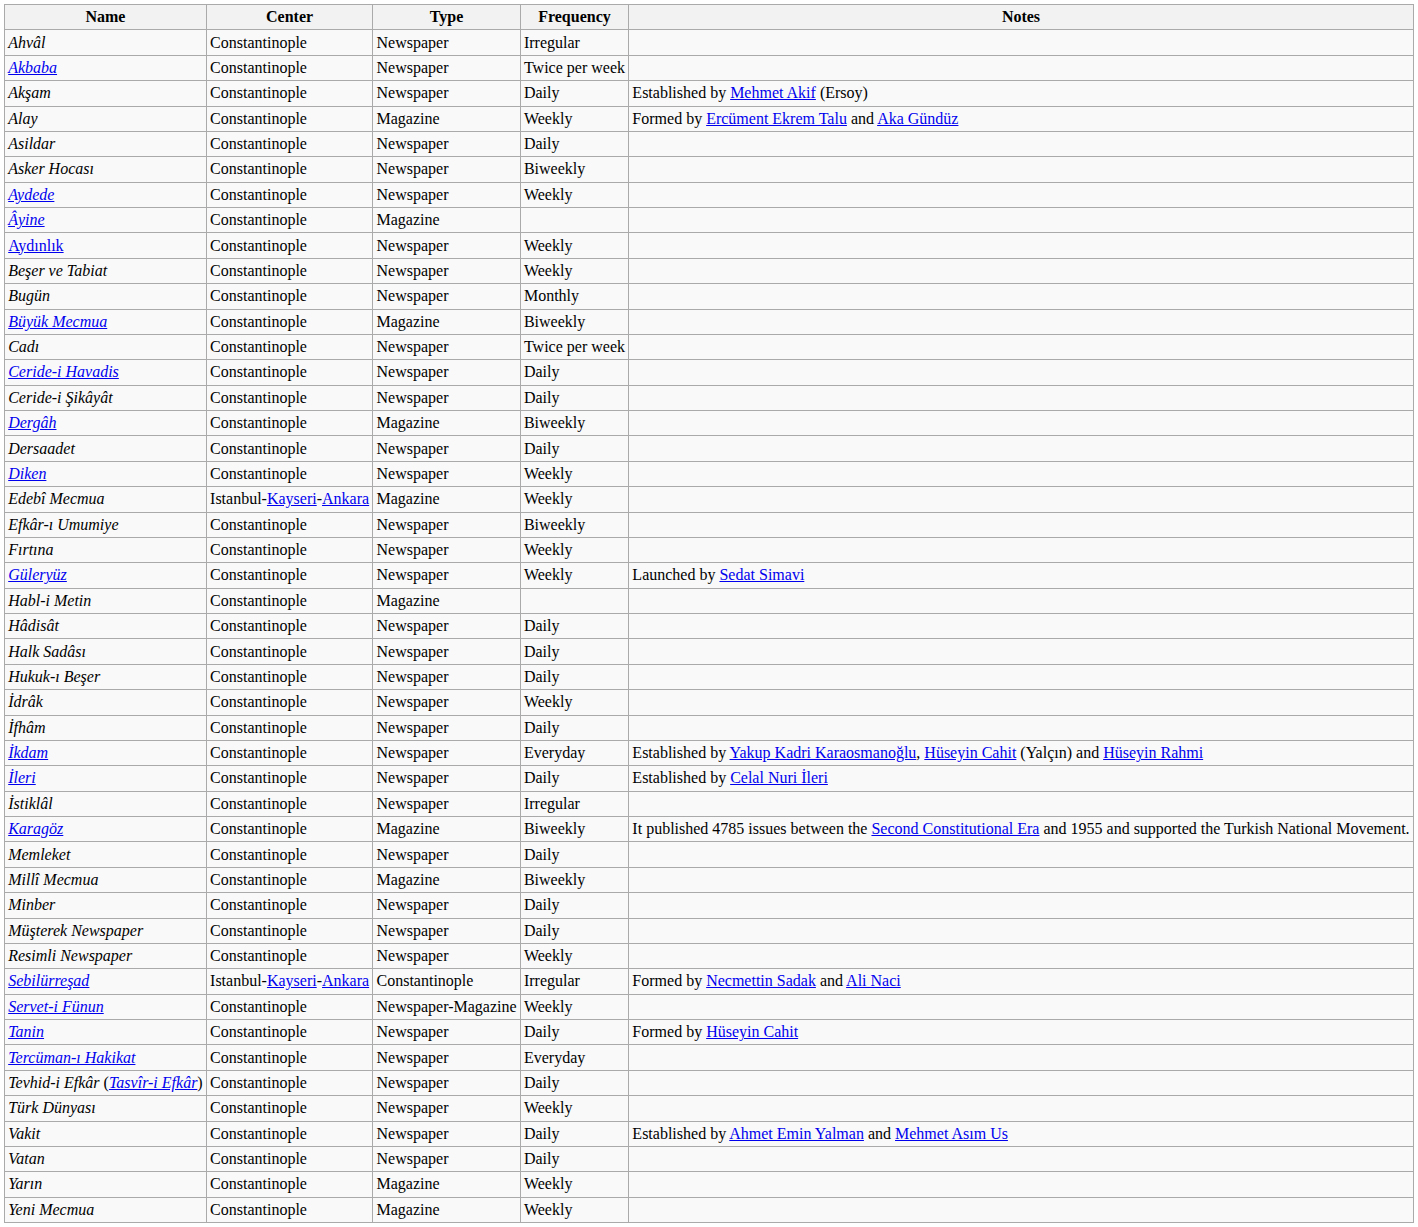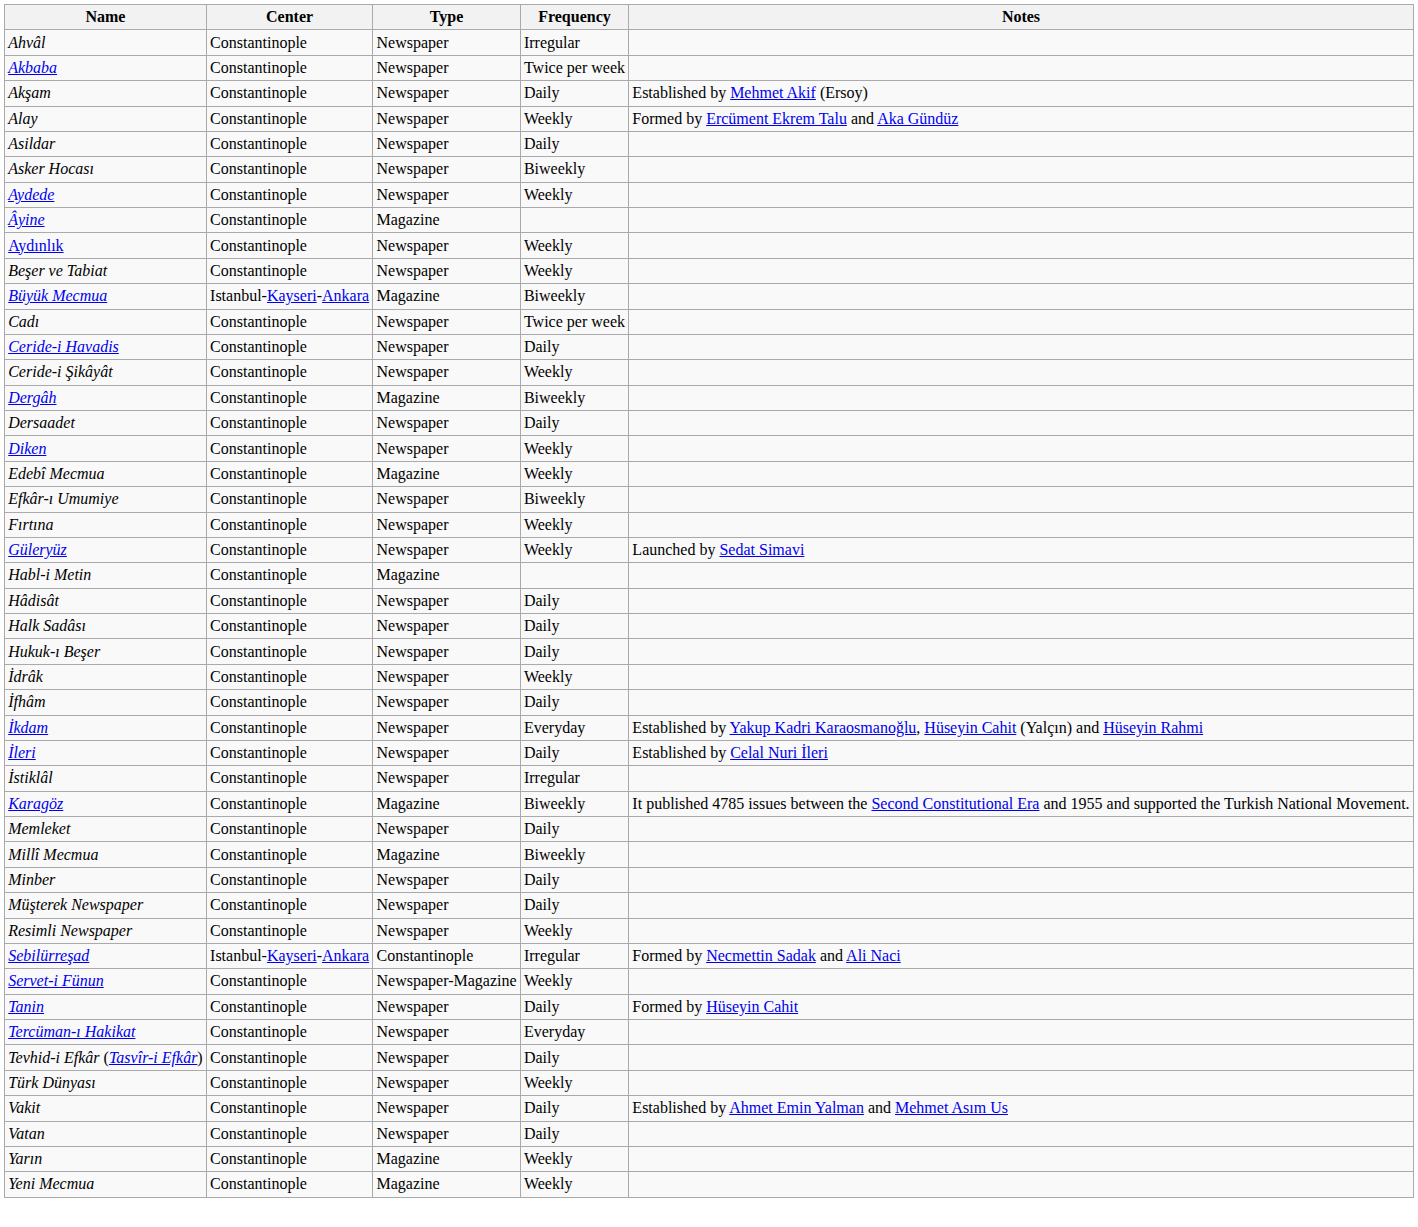(408, 118) Magazine -> (412, 118) Newspaper
- row: (29, 296)
(259, 321) Constantinople -> (290, 296) Istanbul-Kayseri-Ankara
(542, 397) Daily -> (548, 372) Weekly
(290, 499) Istanbul-Kayseri-Ankara -> (259, 473) Constantinople
